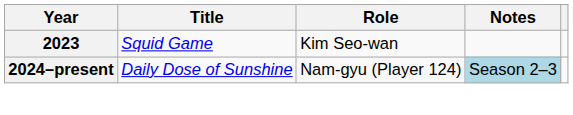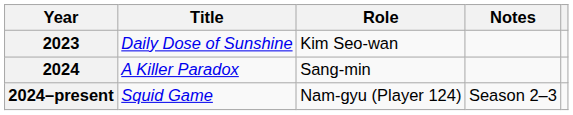(167, 43) Squid Game -> (207, 43) Daily Dose of Sunshine
+ row: (61, 69)
(207, 69) Daily Dose of Sunshine -> (167, 95) Squid Game
(513, 69) lightblue background -> (513, 95) no background
